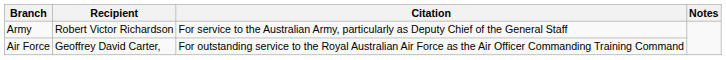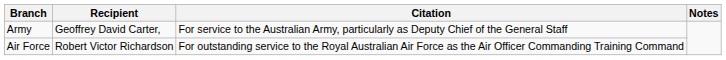(114, 30) Robert Victor Richardson -> (108, 30) Geoffrey David Carter,
(108, 47) Geoffrey David Carter, -> (114, 47) Robert Victor Richardson
